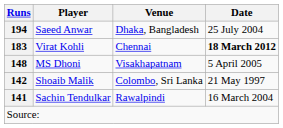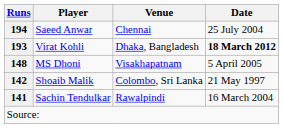(157, 30) Dhaka, Bangladesh -> (133, 30) Chennai
(19, 47) 183 -> (19, 47) 193
(133, 47) Chennai -> (157, 47) Dhaka, Bangladesh
